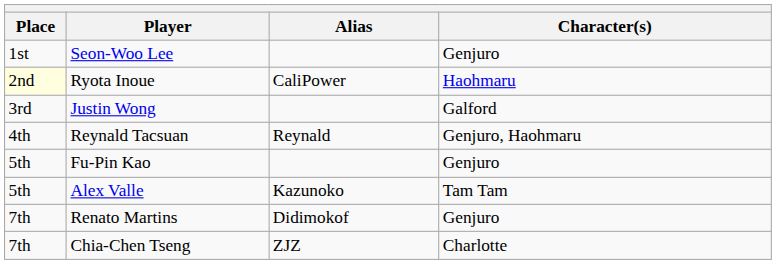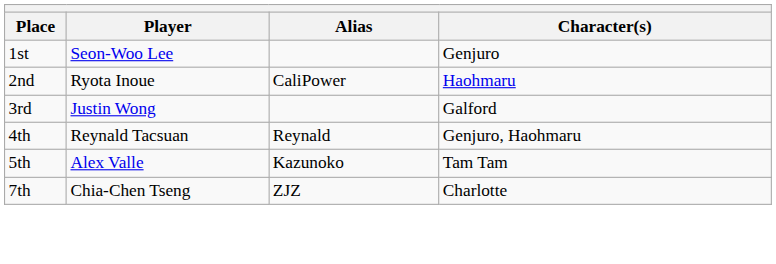(21, 80) lightyellow background -> (21, 80) no background
- row: (111, 163)
- row: (124, 218)
